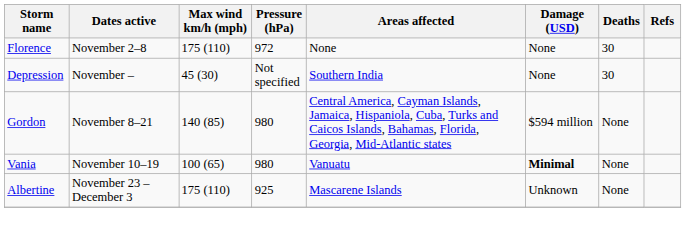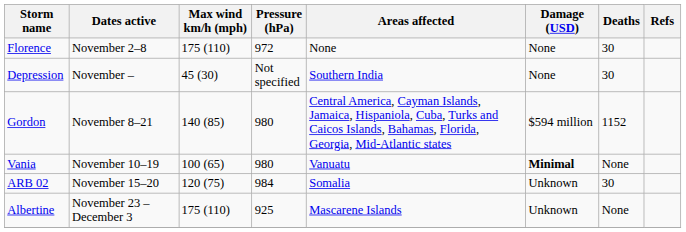(615, 122) None -> (614, 122) 1152
+ row: (28, 183)
